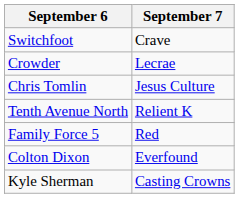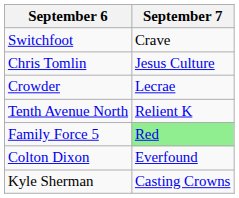rows swapped: (47, 87) <-> (34, 63)
(147, 134) no background -> (147, 134) lightgreen background
